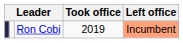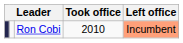(93, 29) 2019 -> (93, 29) 2010
